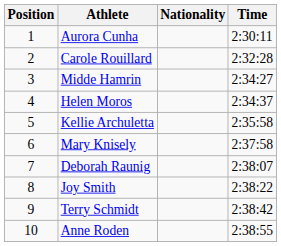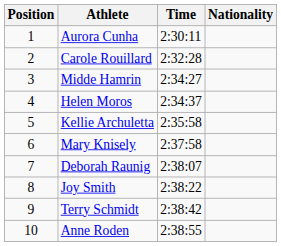columns swapped: (193, 15) <-> (252, 15)
